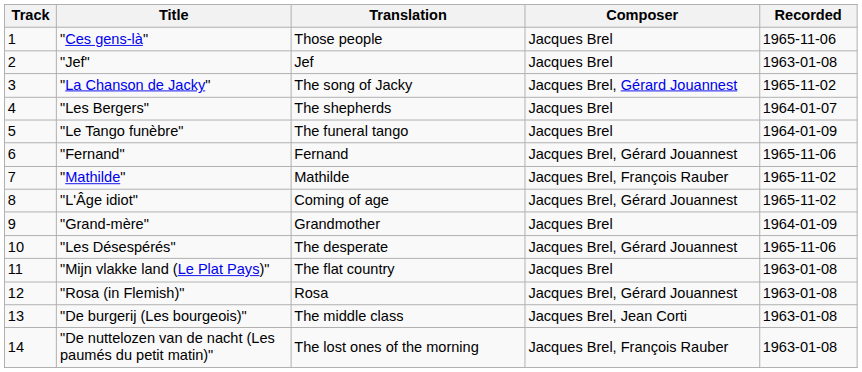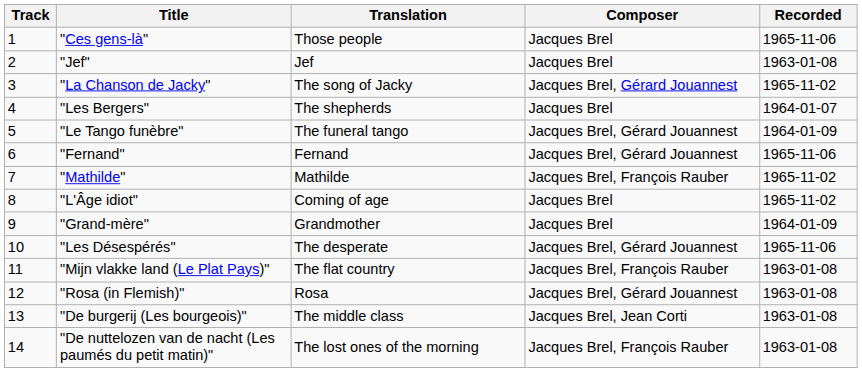(571, 131) Jacques Brel -> (633, 131) Jacques Brel, Gérard Jouannest
(633, 200) Jacques Brel, Gérard Jouannest -> (571, 200) Jacques Brel
(571, 270) Jacques Brel -> (628, 270) Jacques Brel, François Rauber
